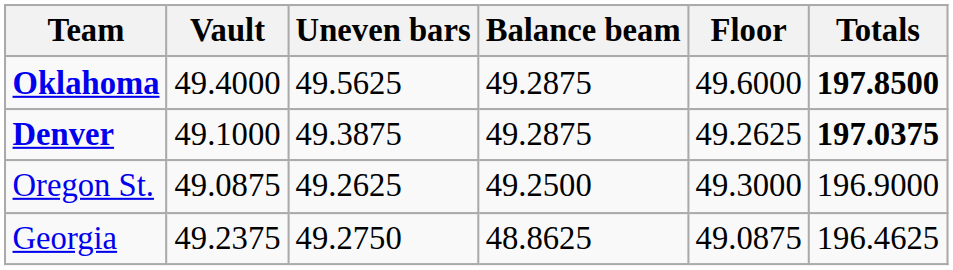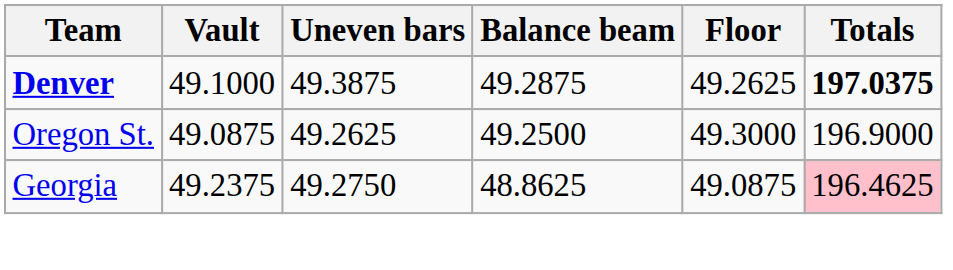- row: (86, 82)
(878, 237) no background -> (872, 185) pink background
